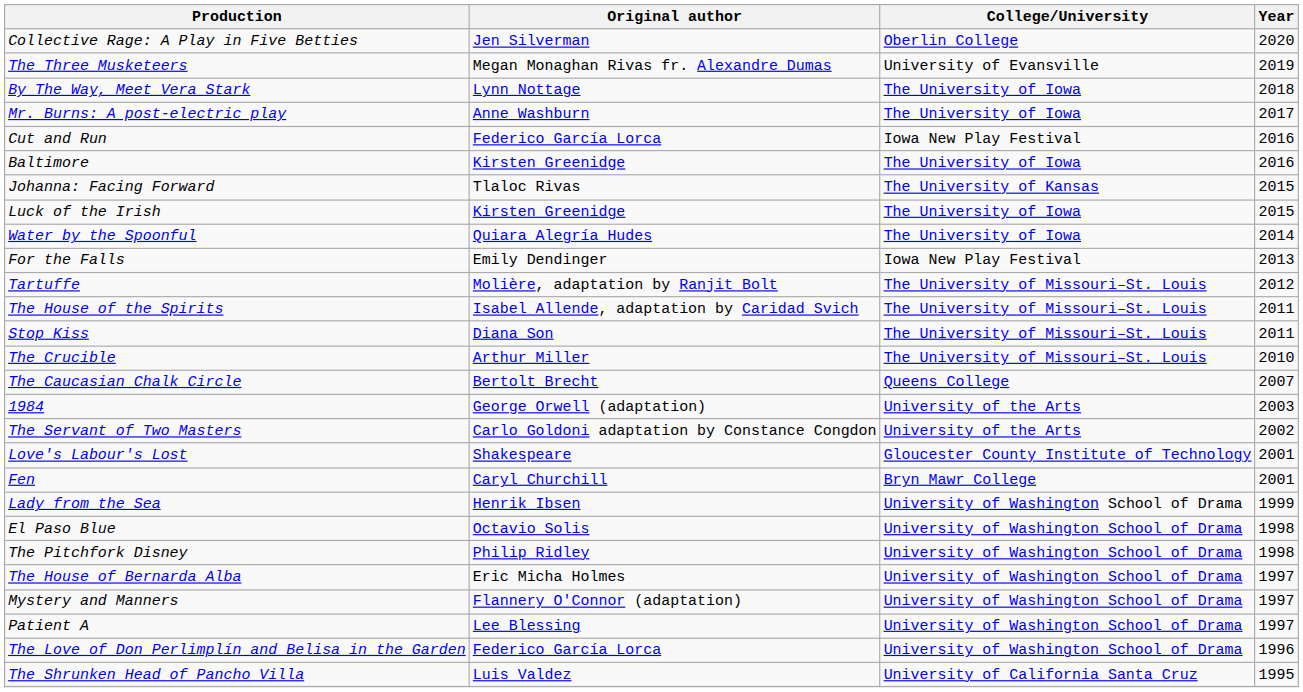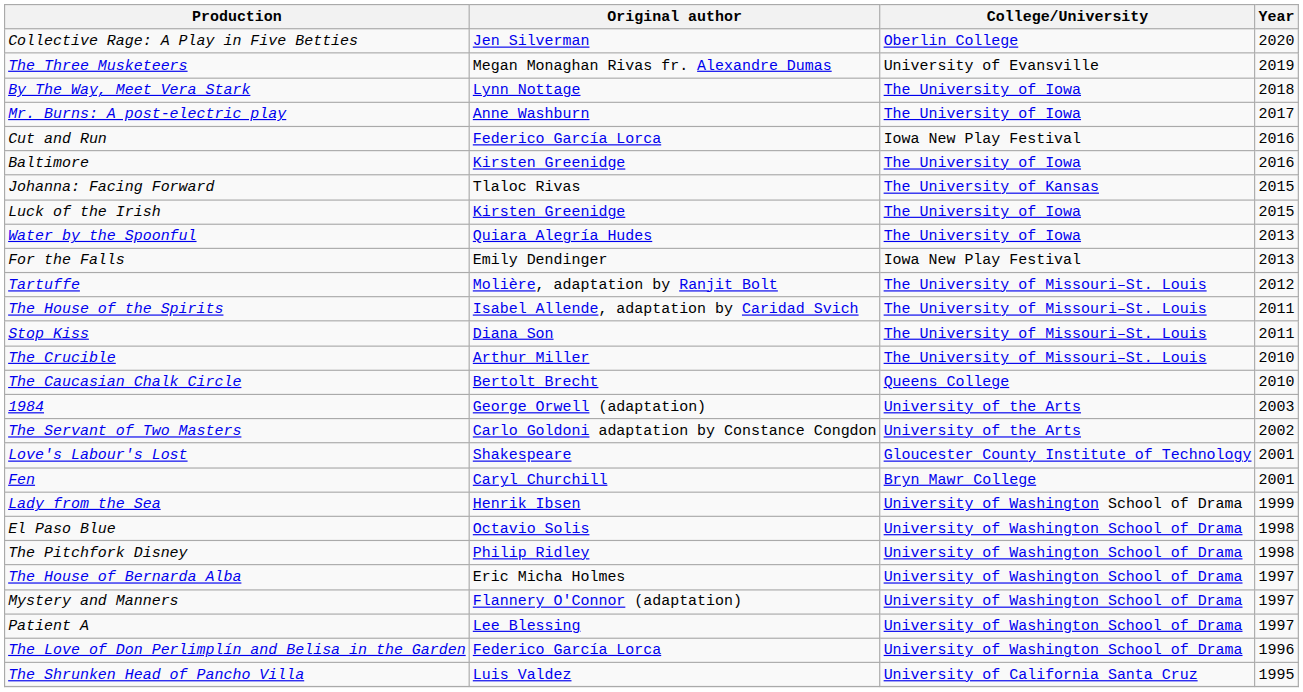(1277, 236) 2014 -> (1277, 236) 2013
(1277, 382) 2007 -> (1277, 382) 2010
